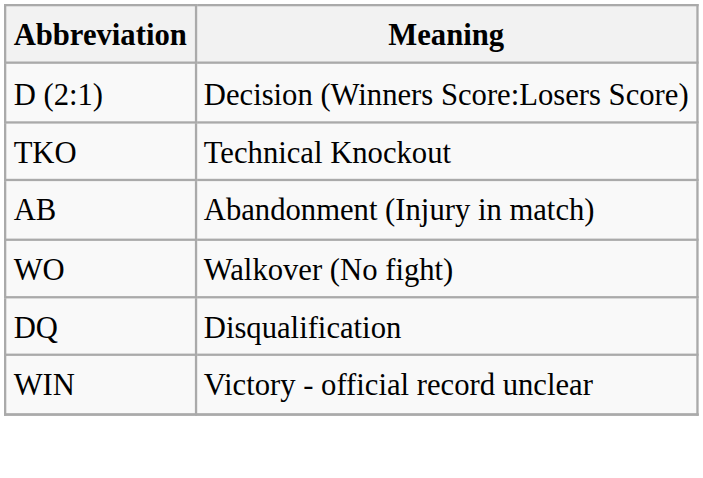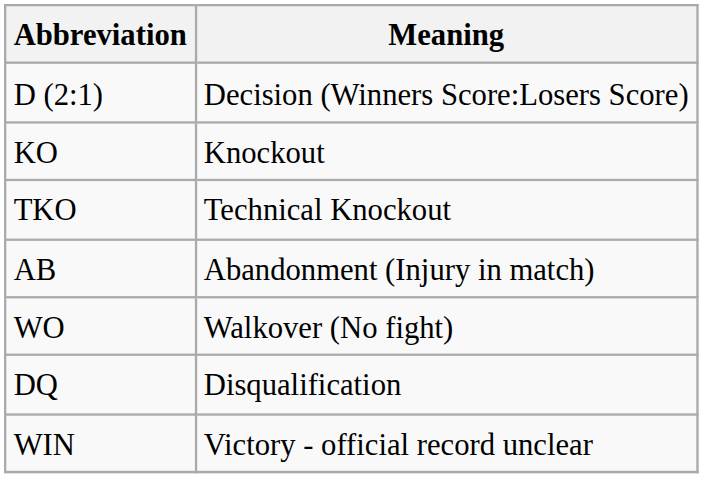+ row: (36, 152)
